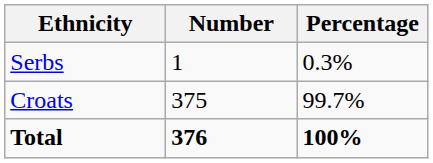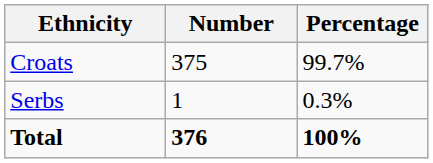rows swapped: (42, 99) <-> (37, 61)
